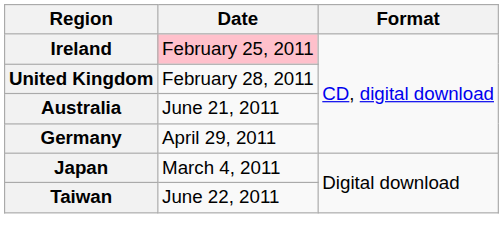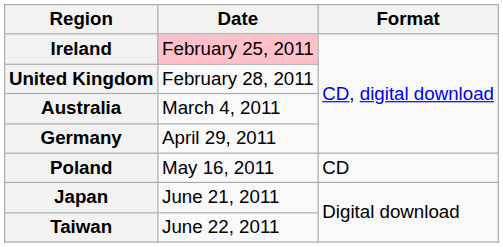(221, 108) June 21, 2011 -> (221, 108) March 4, 2011
+ row: (81, 167)
(221, 167) March 4, 2011 -> (221, 197) June 21, 2011
